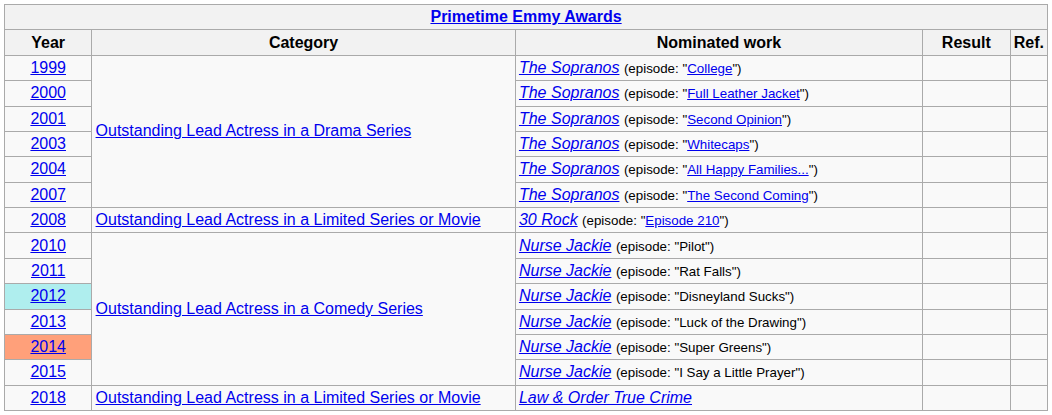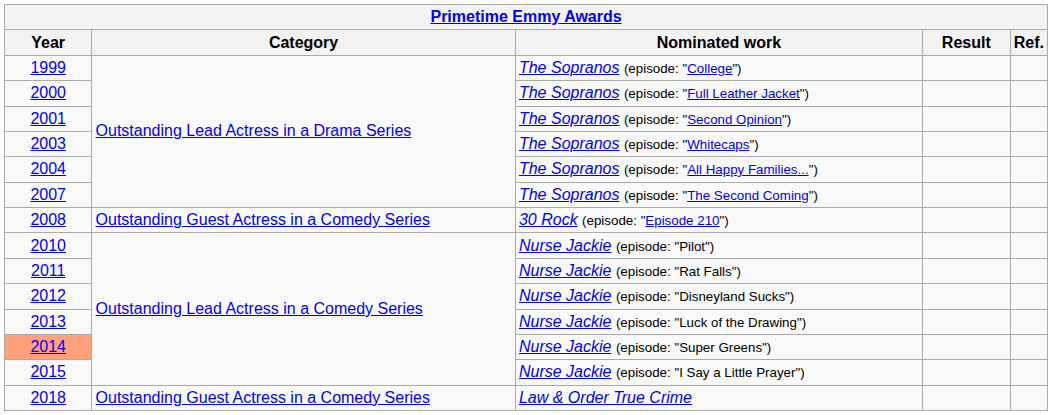(288, 220) Outstanding Lead Actress in a Limited Series or Movie -> (263, 220) Outstanding Guest Actress in a Comedy Series
(48, 296) paleturquoise background -> (48, 296) no background
(288, 397) Outstanding Lead Actress in a Limited Series or Movie -> (263, 397) Outstanding Guest Actress in a Comedy Series
